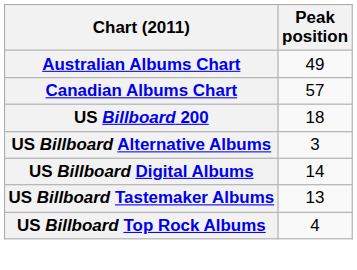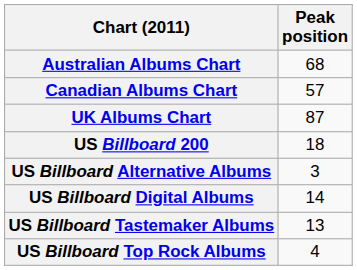(315, 63) 49 -> (315, 63) 68
+ row: (141, 117)
